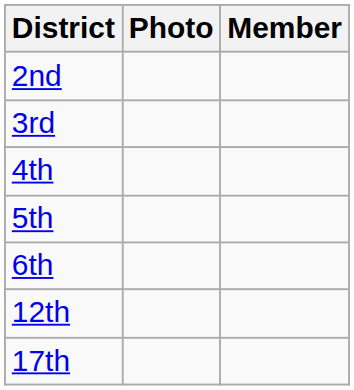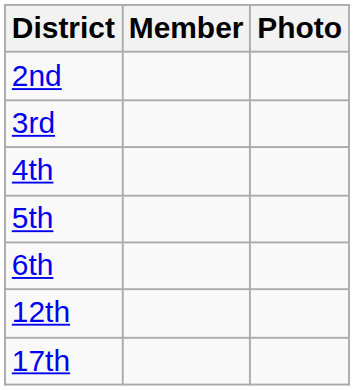columns swapped: (285, 28) <-> (171, 28)
